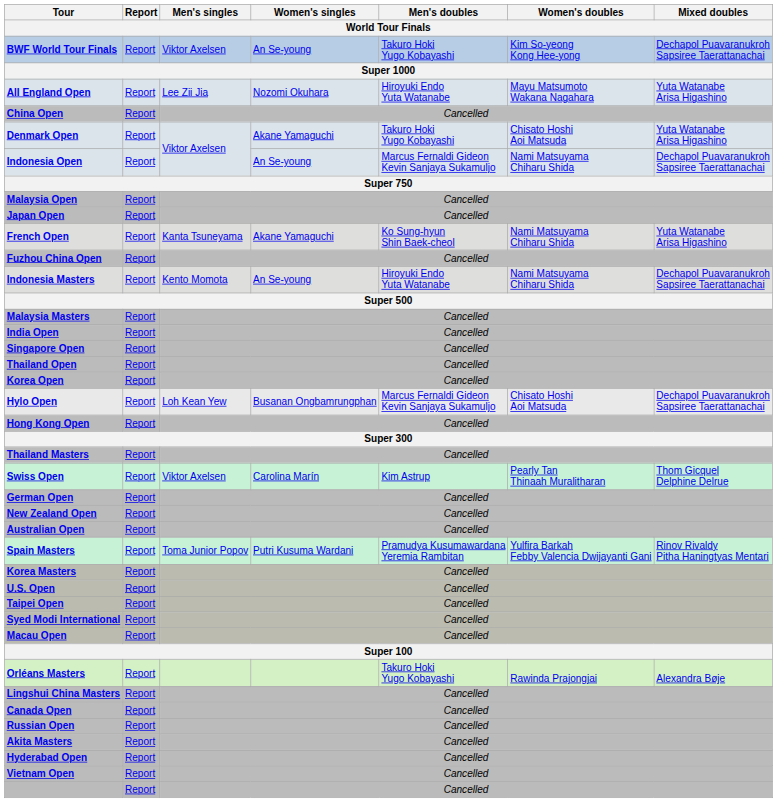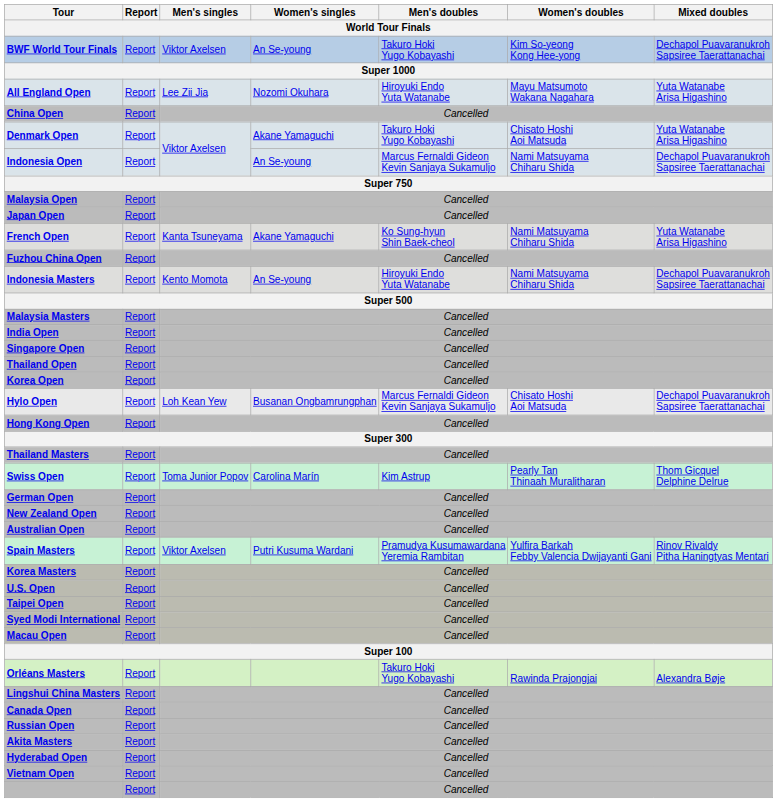(194, 476) Viktor Axelsen -> (205, 476) Toma Junior Popov
(205, 550) Toma Junior Popov -> (194, 550) Viktor Axelsen
